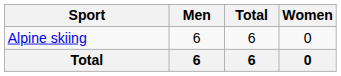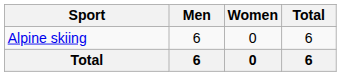columns swapped: (308, 15) <-> (252, 15)
